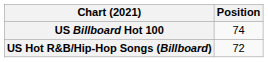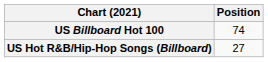(239, 48) 72 -> (239, 48) 27
